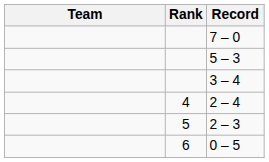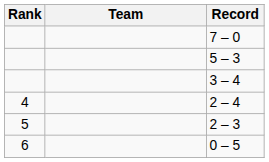columns swapped: (186, 15) <-> (85, 15)
